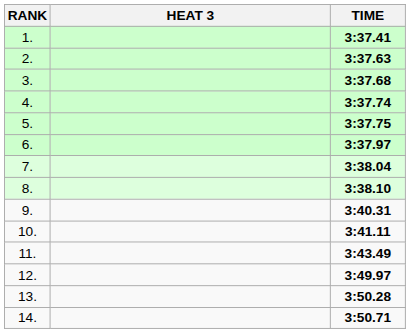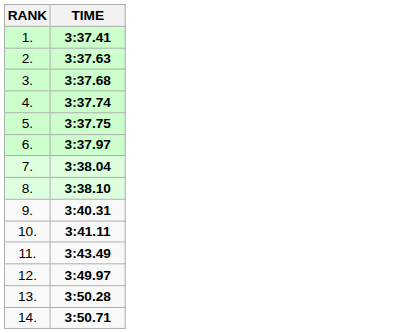- column: (190, 16)
